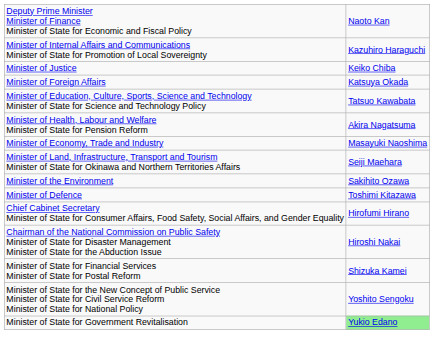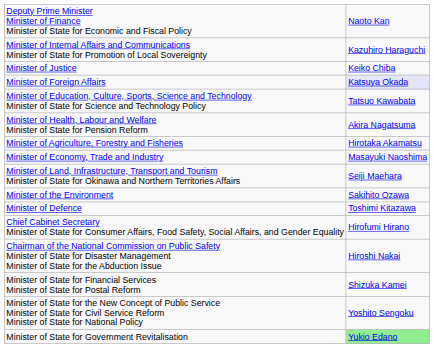(378, 83) no background -> (378, 83) lavender background
+ row: (95, 144)
